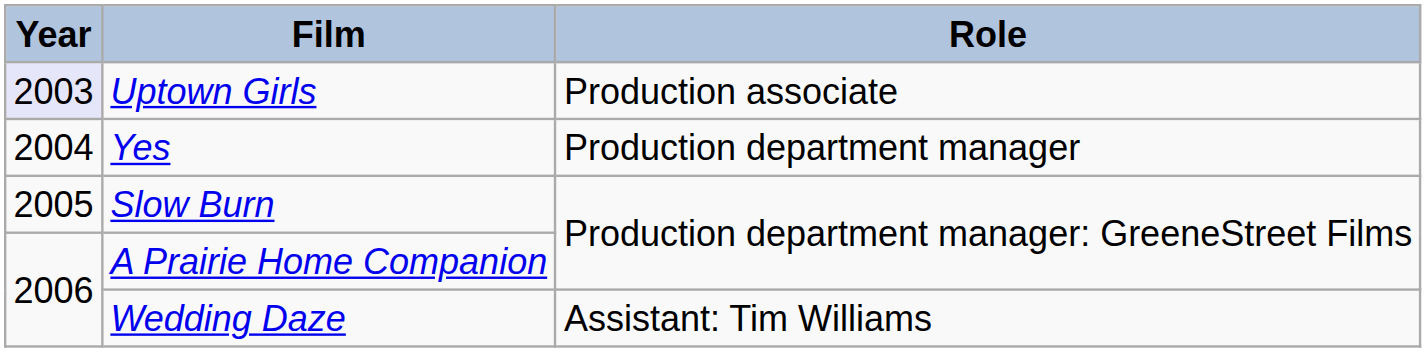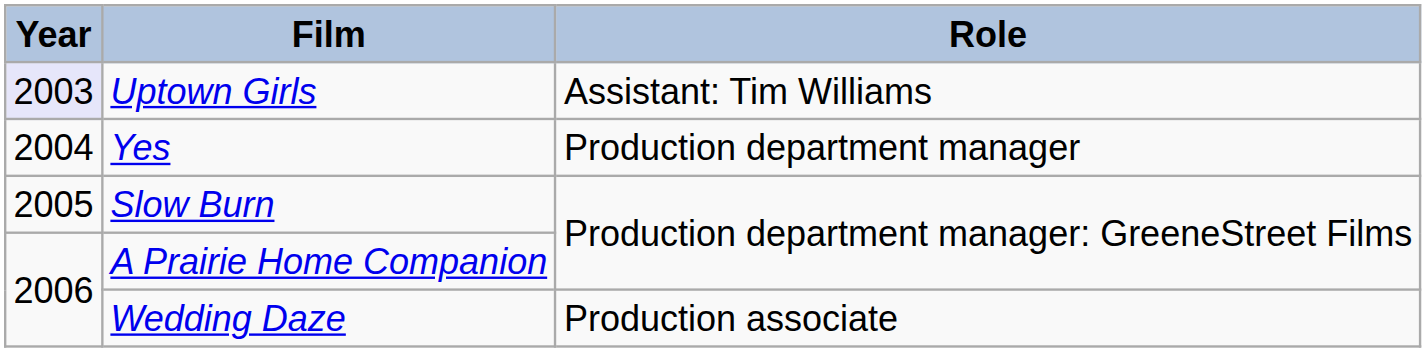(731, 91) Production associate -> (748, 91) Assistant: Tim Williams
(748, 319) Assistant: Tim Williams -> (731, 319) Production associate
